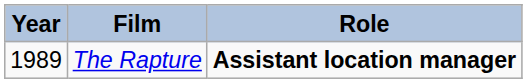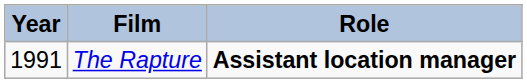(36, 60) 1989 -> (36, 60) 1991
